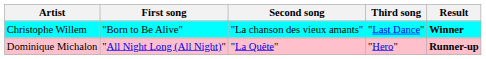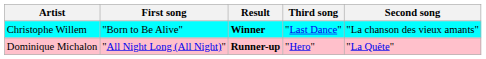columns swapped: (297, 12) <-> (454, 12)
